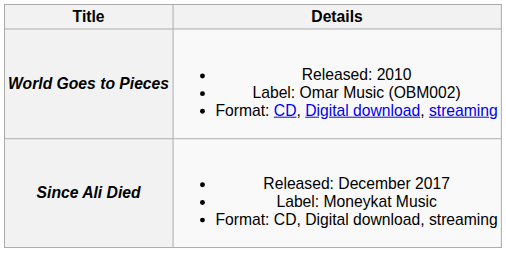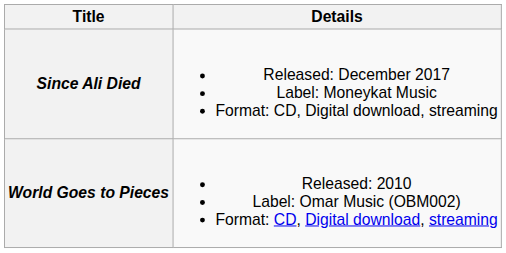rows swapped: (89, 83) <-> (89, 193)
